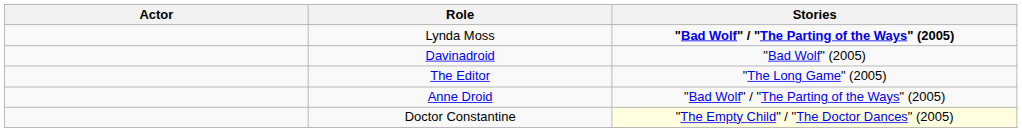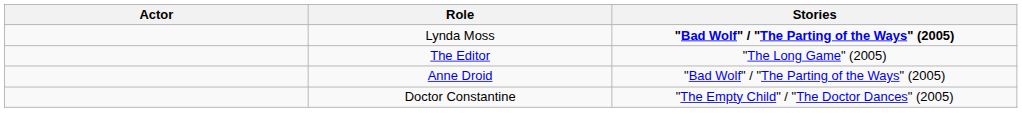- row: (460, 55)
(815, 117) lightyellow background -> (815, 96) no background
